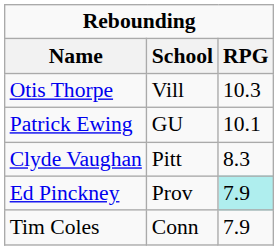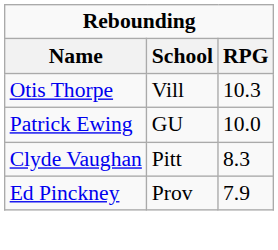(242, 124) 10.1 -> (242, 124) 10.0
(236, 192) paleturquoise background -> (236, 192) no background
- row: (55, 227)
